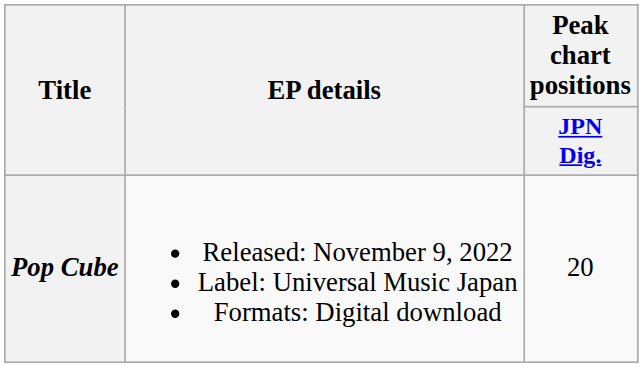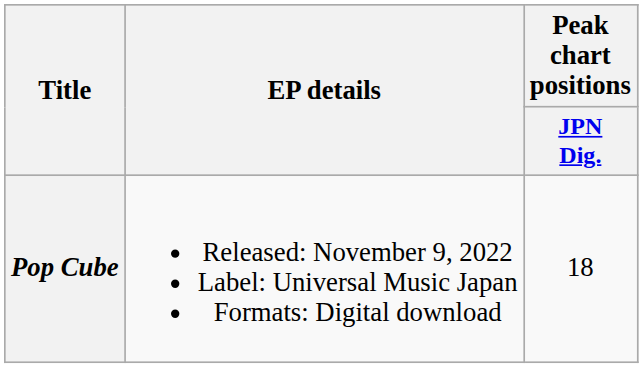(580, 268) 20 -> (580, 268) 18
